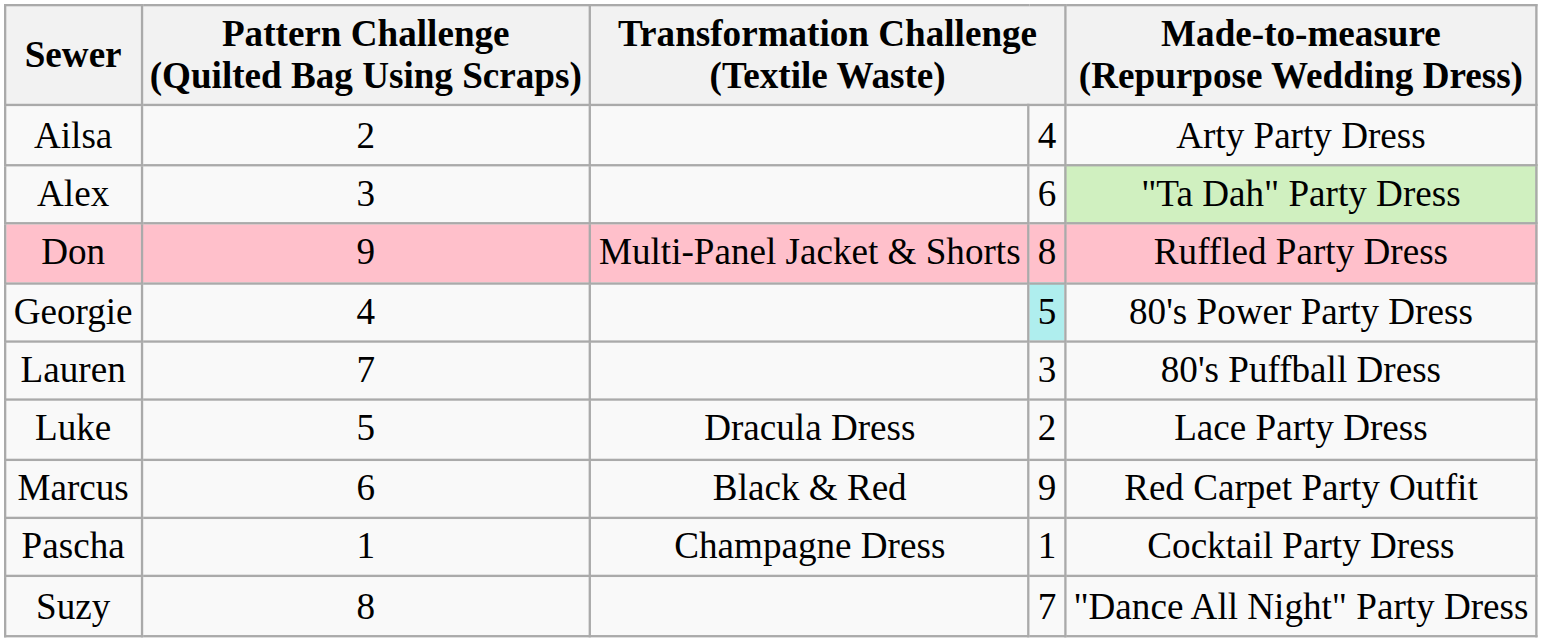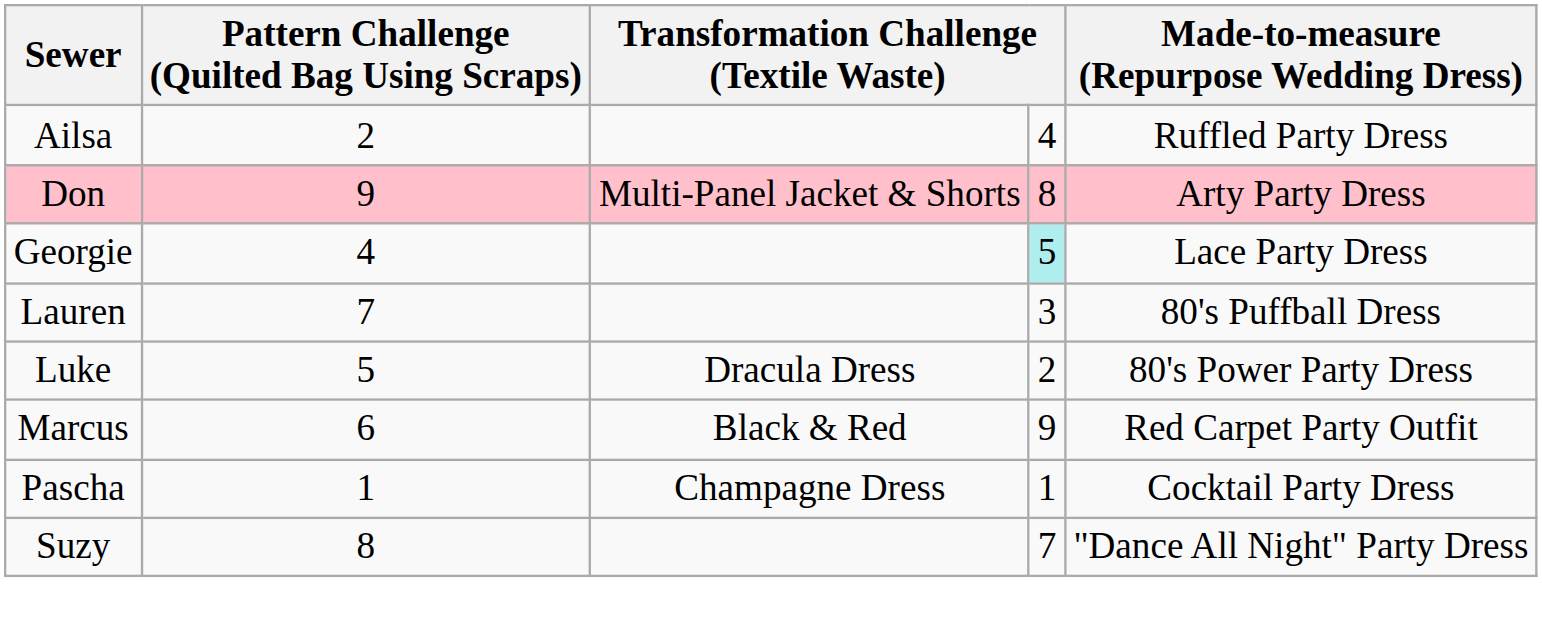(1301, 134) Arty Party Dress -> (1301, 134) Ruffled Party Dress
- row: (73, 193)
(1301, 252) Ruffled Party Dress -> (1301, 193) Arty Party Dress
(1301, 311) 80's Power Party Dress -> (1301, 252) Lace Party Dress
(1301, 428) Lace Party Dress -> (1301, 370) 80's Power Party Dress
